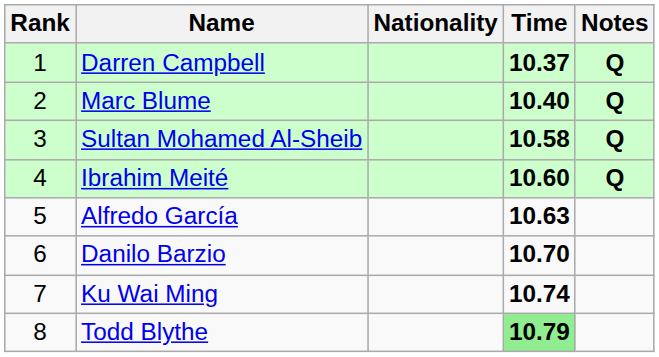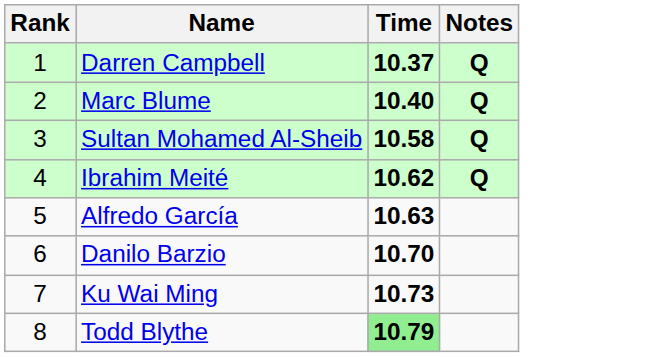- column: (436, 23)
(539, 178) 10.60 -> (404, 178) 10.62
(539, 293) 10.74 -> (404, 293) 10.73
